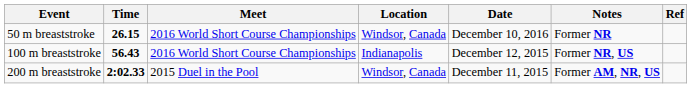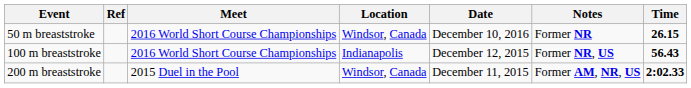columns swapped: (126, 14) <-> (675, 14)
